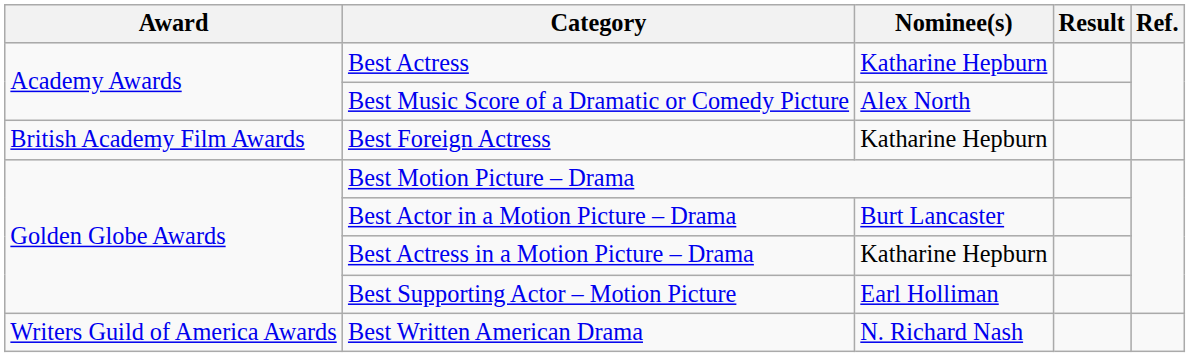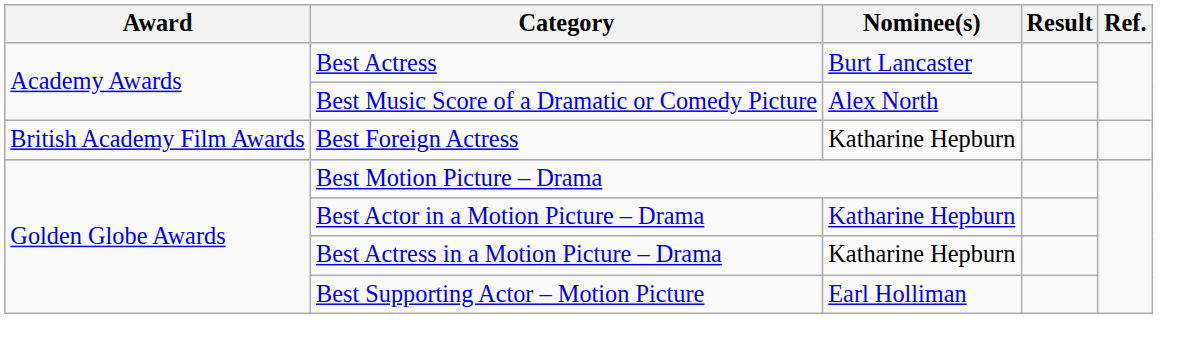(954, 62) Katharine Hepburn -> (900, 62) Burt Lancaster
(932, 216) Burt Lancaster -> (922, 216) Katharine Hepburn
- row: (495, 332)
